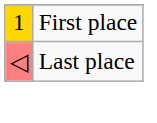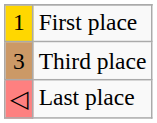+ row: (93, 60)
